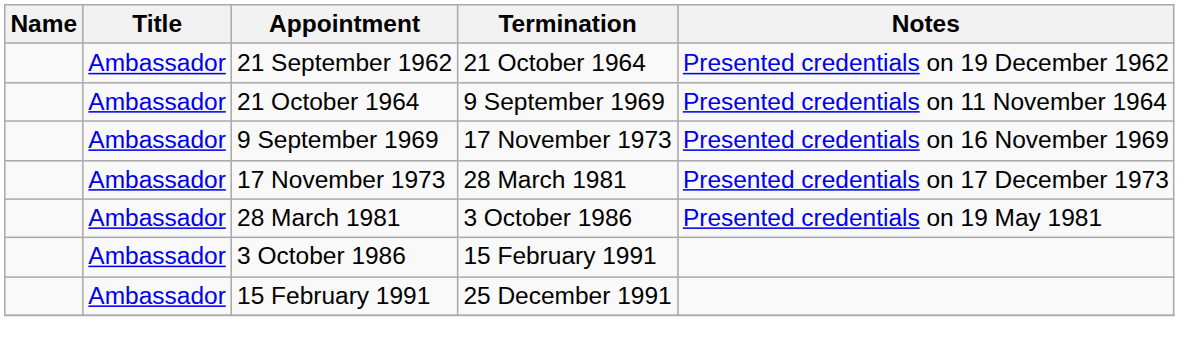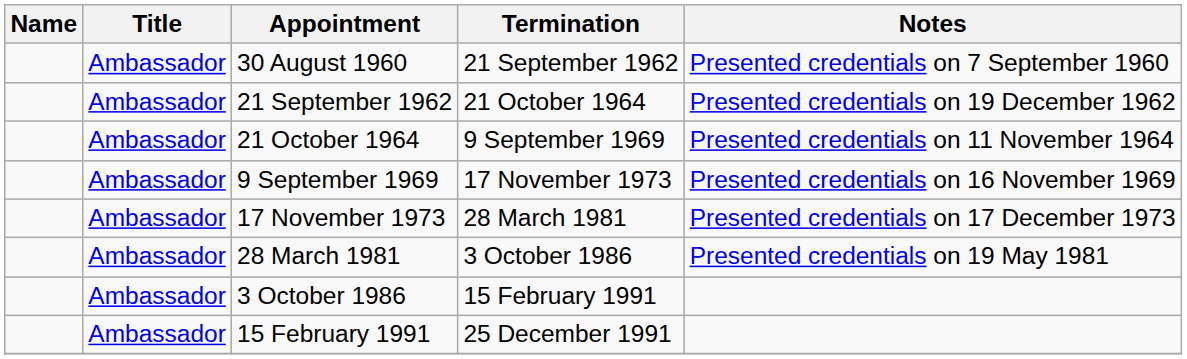+ row: (322, 62)
